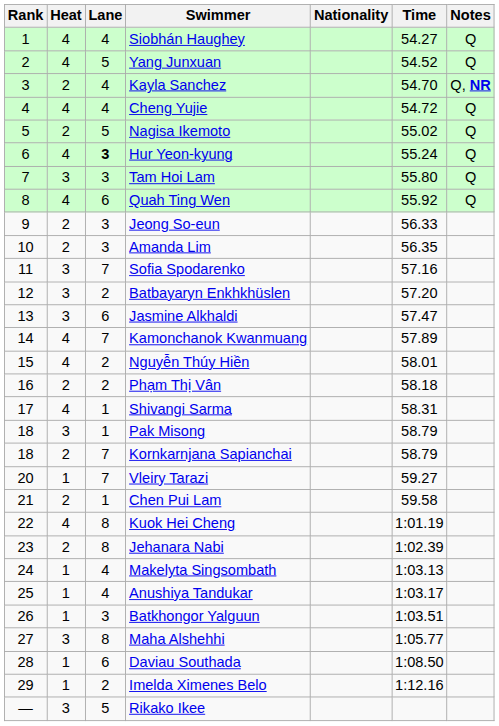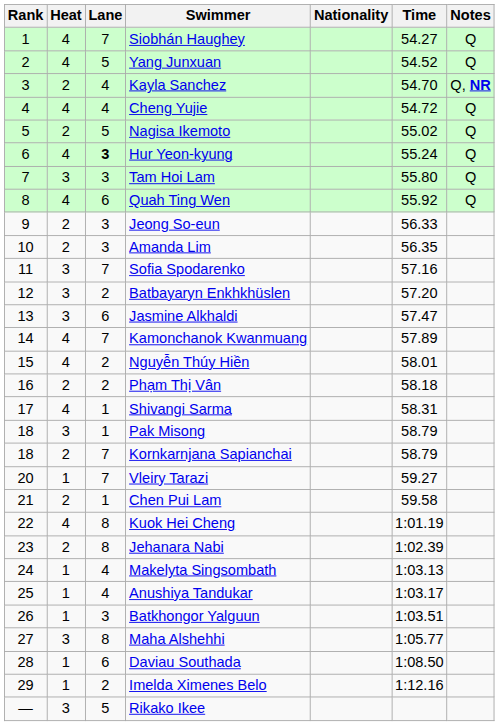(105, 39) 4 -> (105, 39) 7
